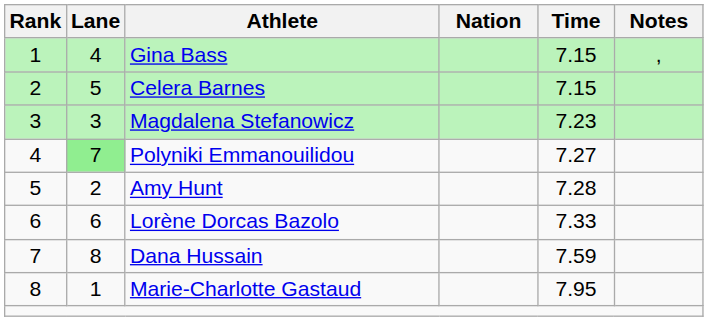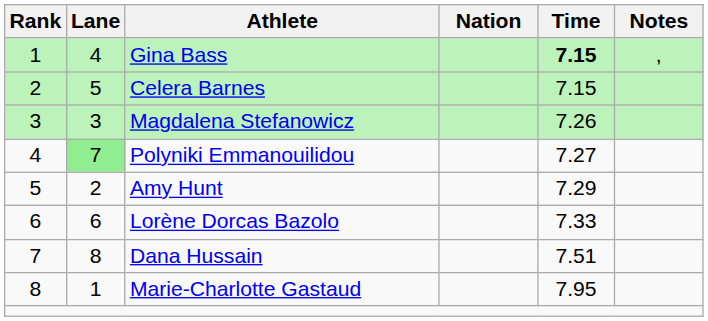(576, 54) normal -> (576, 54) bold
(576, 121) 7.23 -> (576, 121) 7.26
(576, 188) 7.28 -> (576, 188) 7.29
(576, 255) 7.59 -> (576, 255) 7.51
